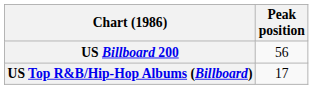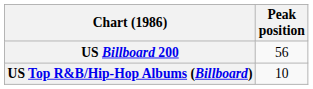(282, 73) 17 -> (282, 73) 10
